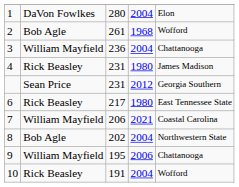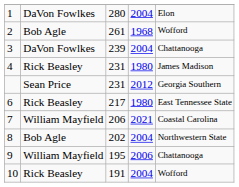(63, 48) William Mayfield -> (59, 48) DaVon Fowlkes
(117, 48) 236 -> (117, 48) 239
